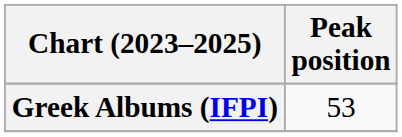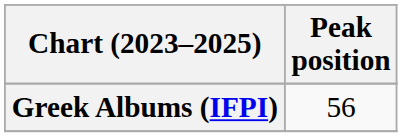(341, 107) 53 -> (341, 107) 56
